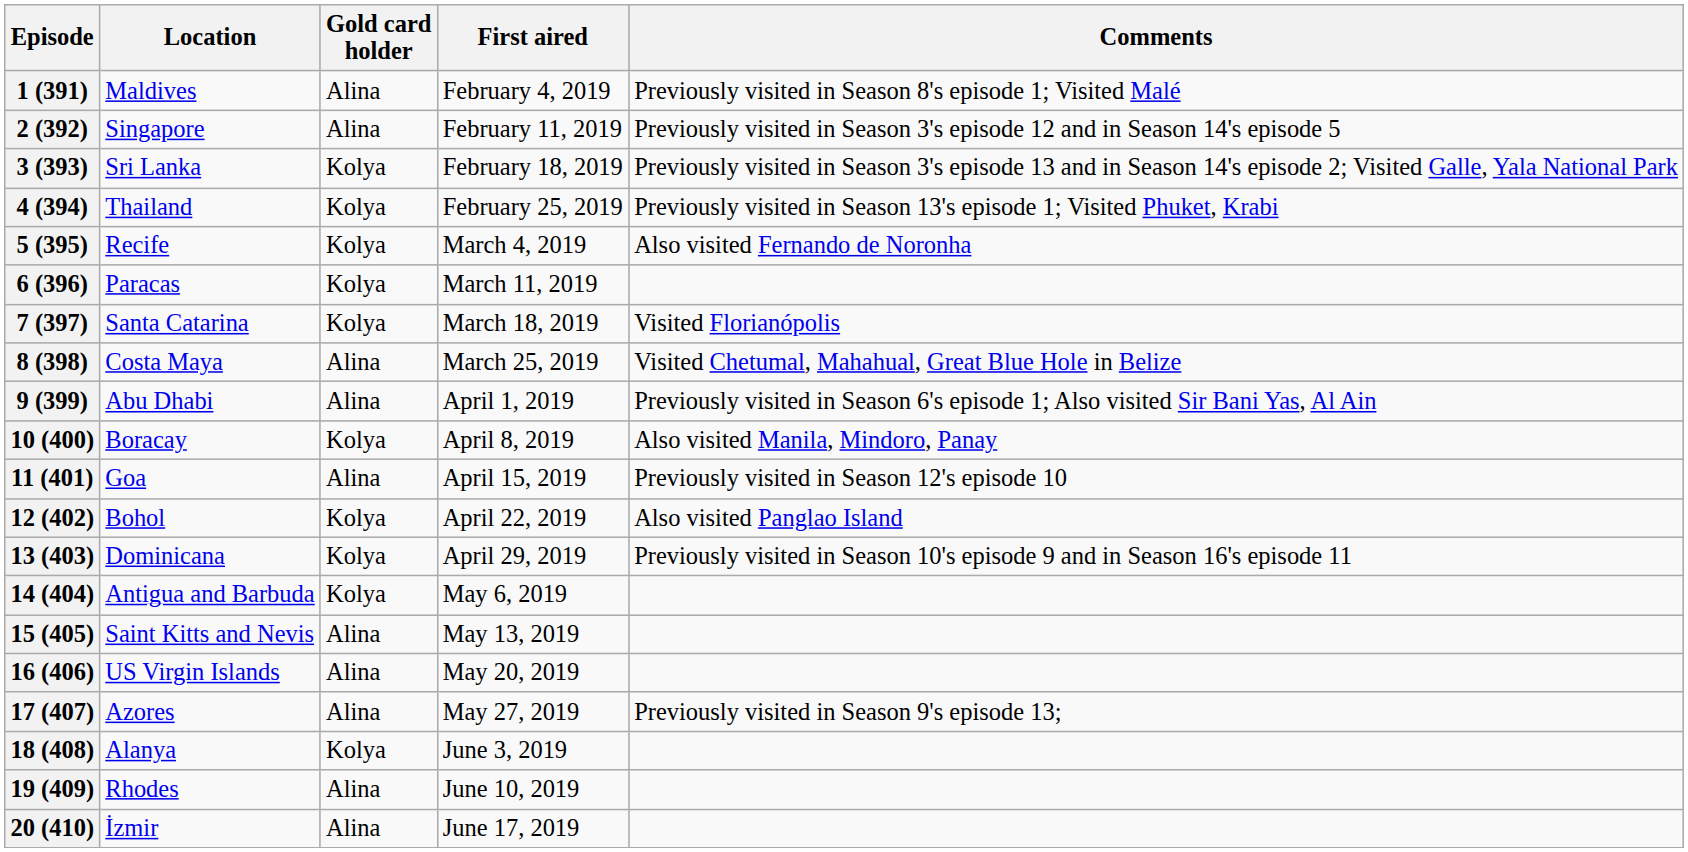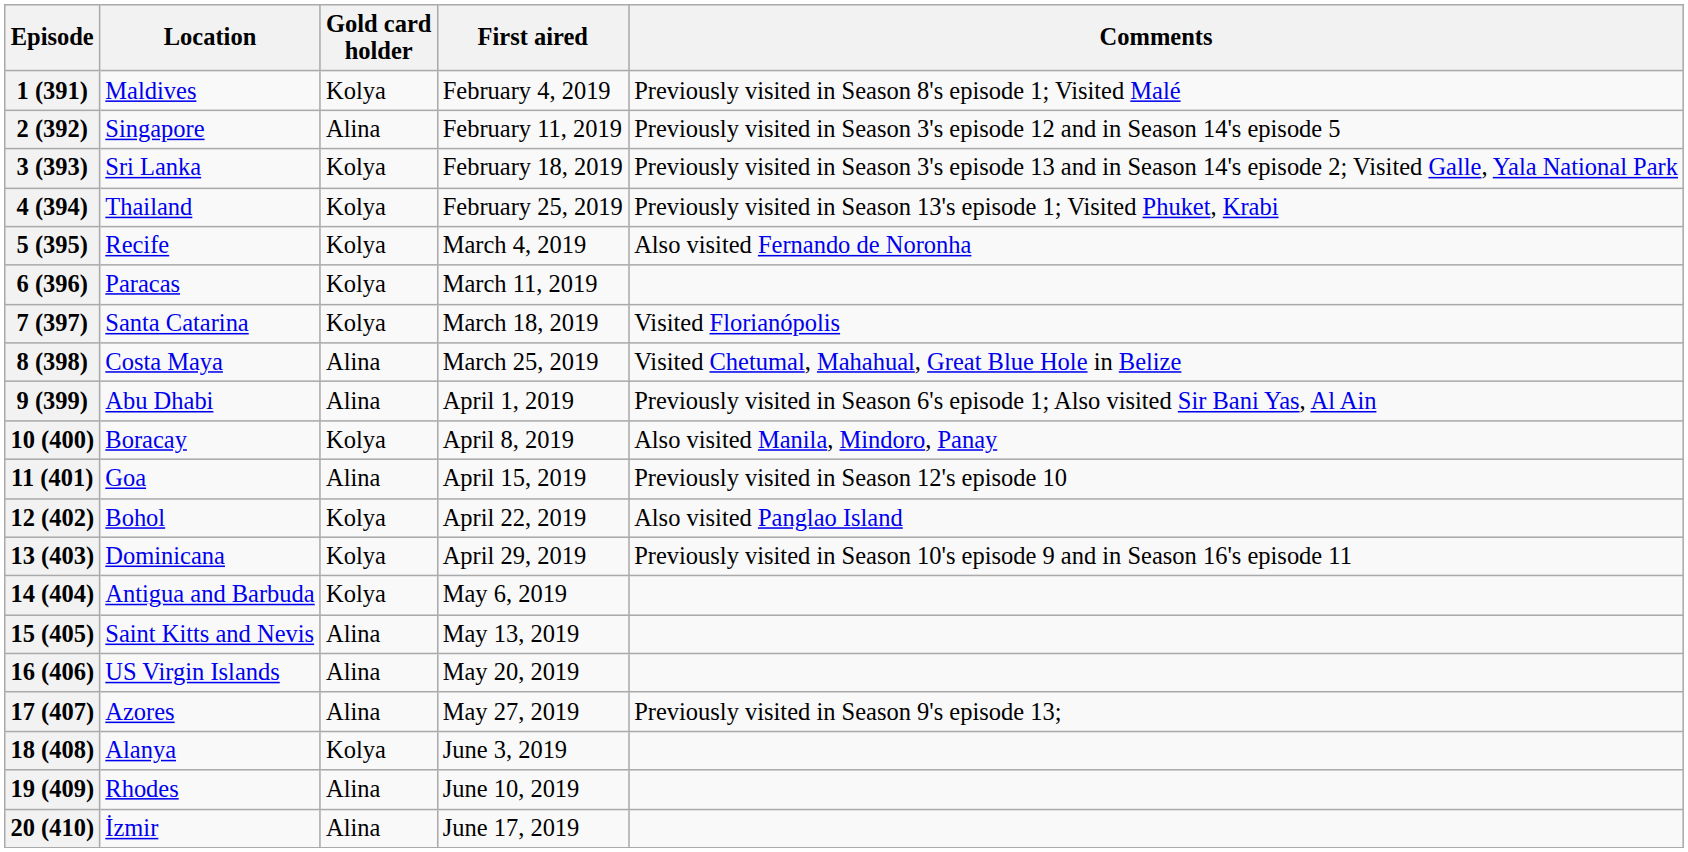(353, 90) Alina -> (356, 90) Kolya
